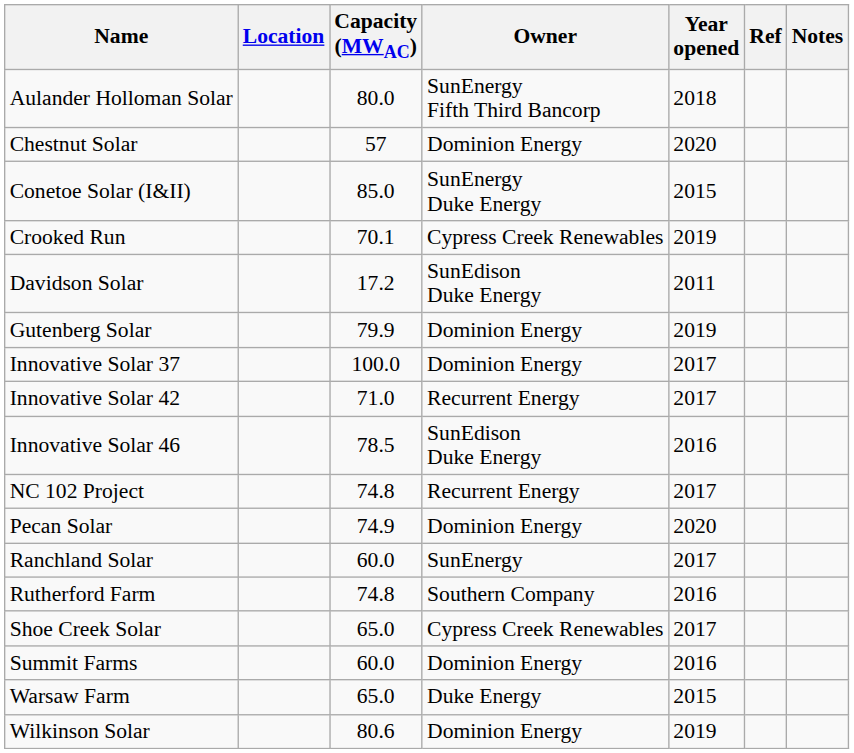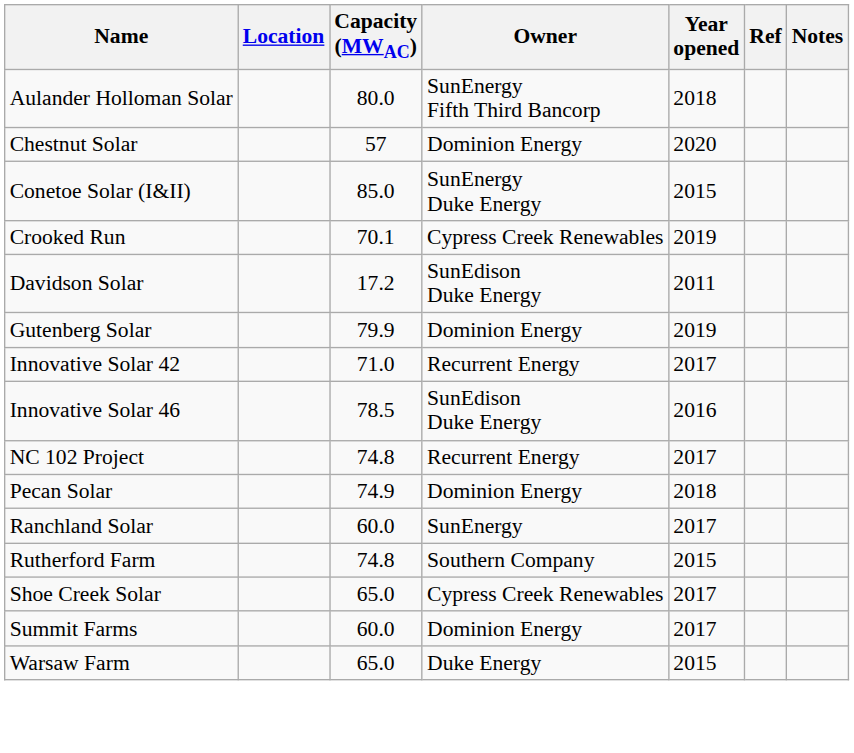- row: (95, 364)
(695, 525) 2020 -> (695, 491) 2018
(695, 594) 2016 -> (695, 559) 2015
(695, 662) 2016 -> (695, 628) 2017
- row: (80, 731)
